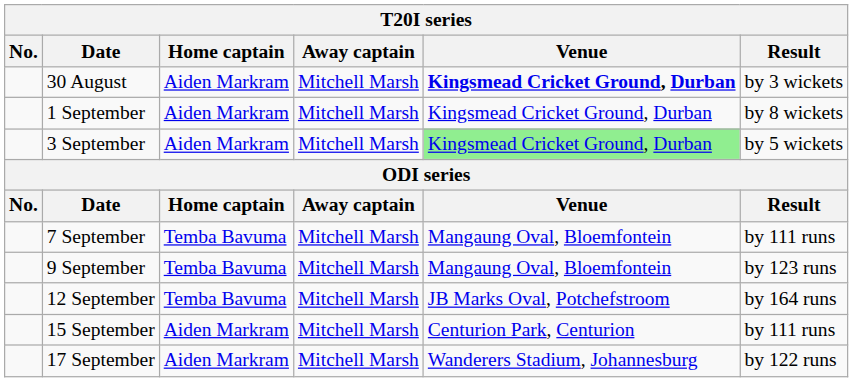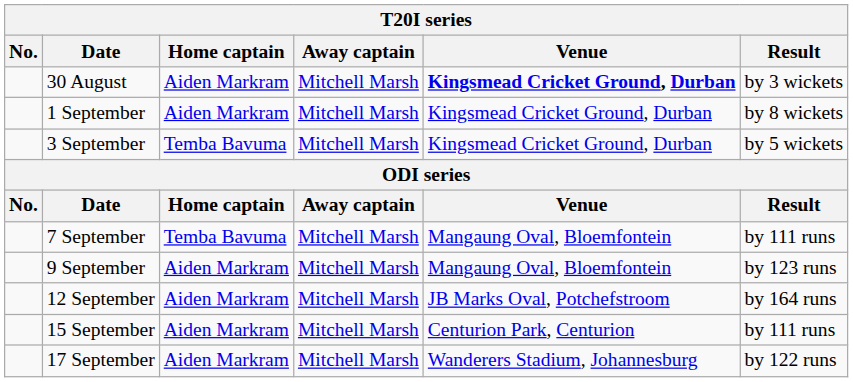(226, 143) Aiden Markram -> (225, 143) Temba Bavuma
(570, 143) lightgreen background -> (570, 143) no background
(225, 267) Temba Bavuma -> (226, 267) Aiden Markram
(225, 298) Temba Bavuma -> (226, 298) Aiden Markram
